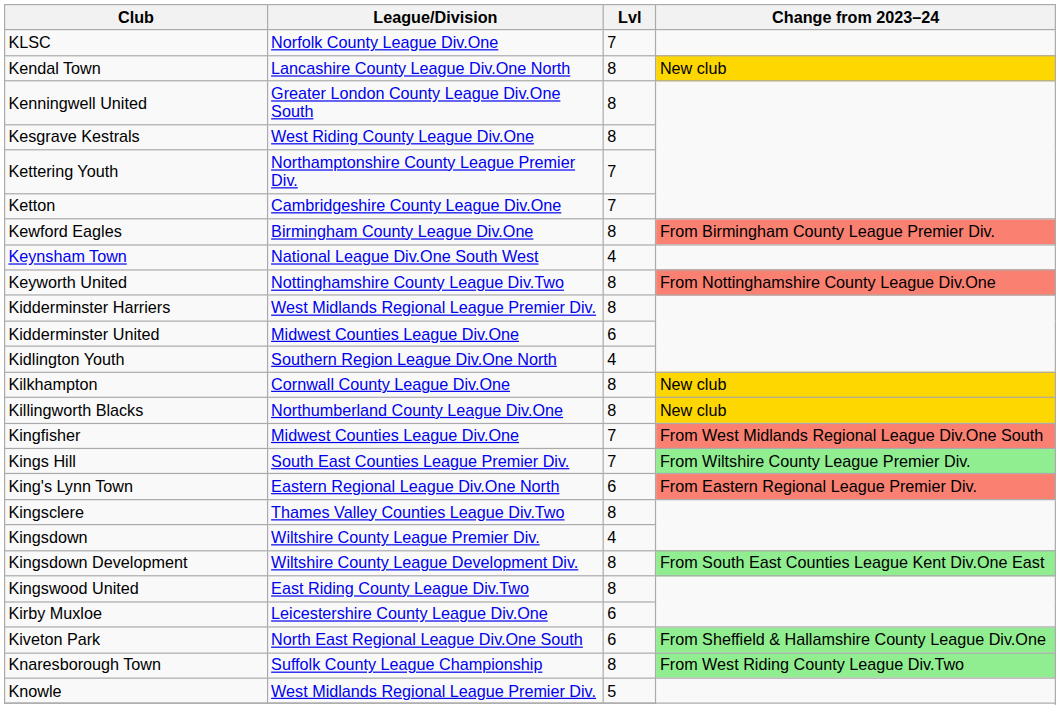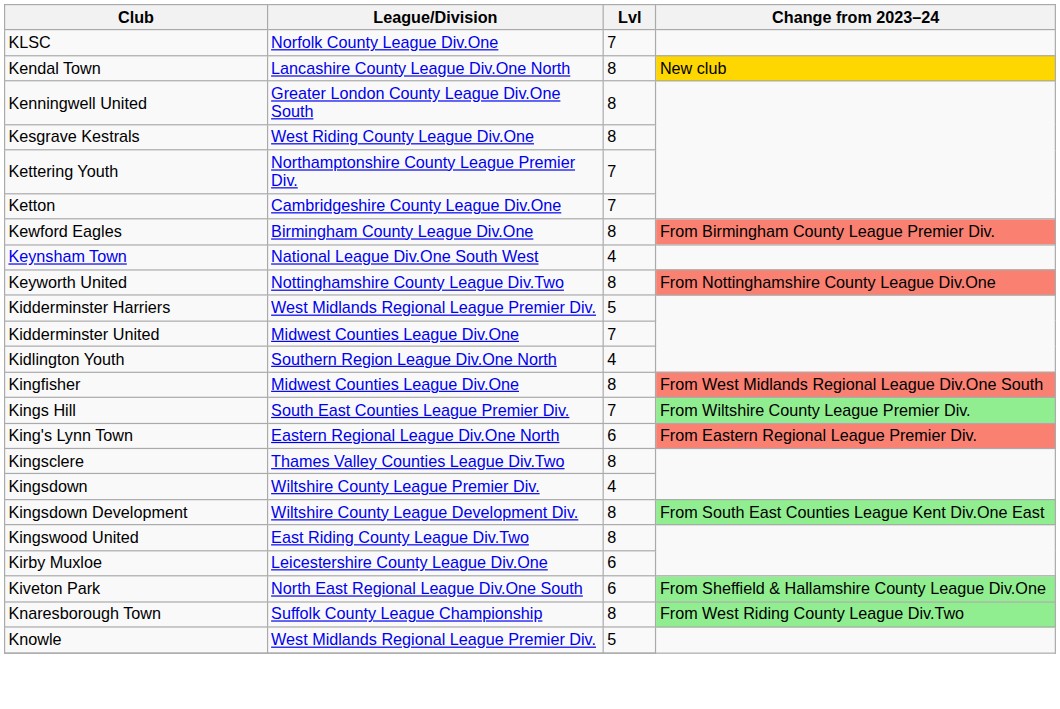(612, 308) 8 -> (612, 308) 5
(612, 333) 6 -> (612, 333) 7
- row: (53, 384)
- row: (76, 410)
(612, 435) 7 -> (612, 384) 8
